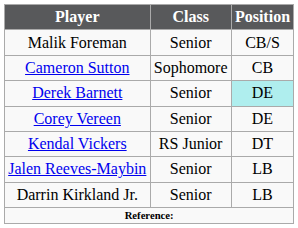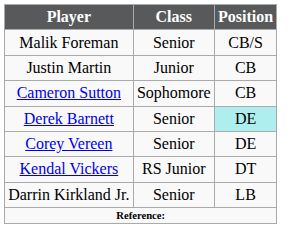+ row: (69, 67)
- row: (77, 169)
